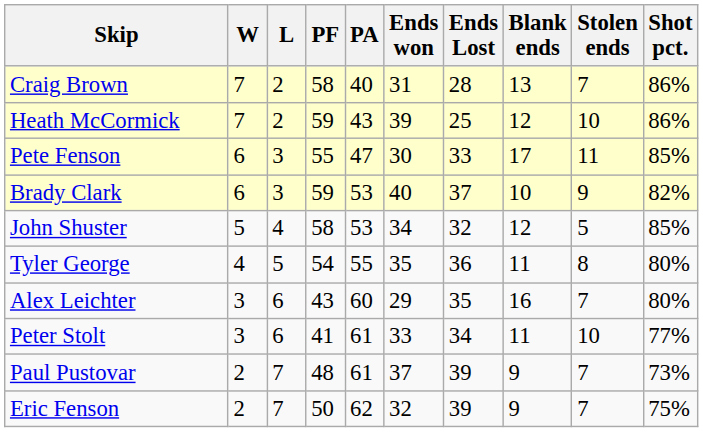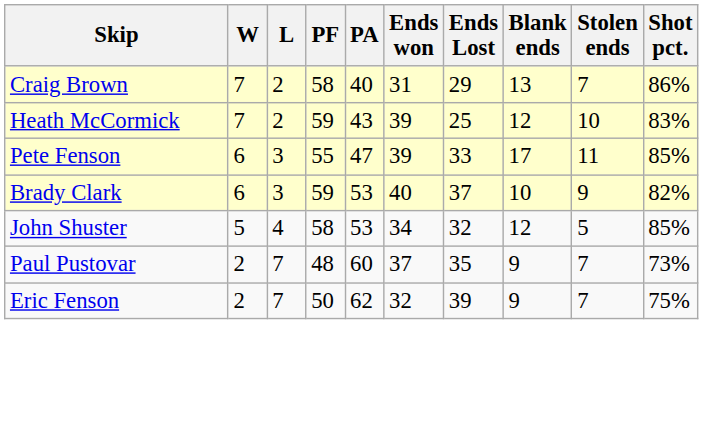(460, 84) 28 -> (460, 84) 29
(669, 120) 86% -> (669, 120) 83%
(400, 156) 30 -> (400, 156) 39
- row: (70, 264)
- row: (73, 300)
- row: (58, 336)
(361, 372) 61 -> (361, 264) 60
(460, 372) 39 -> (460, 264) 35
